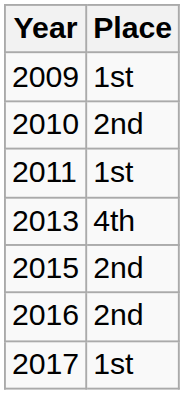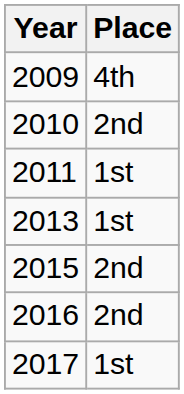(113, 76) 1st -> (114, 76) 4th
(114, 220) 4th -> (113, 220) 1st
